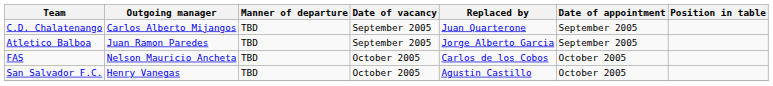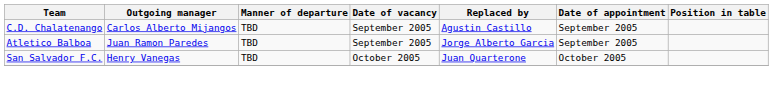(484, 27) Juan Quarterone -> (487, 27) Agustin Castillo
- row: (15, 58)
(487, 73) Agustin Castillo -> (484, 58) Juan Quarterone
